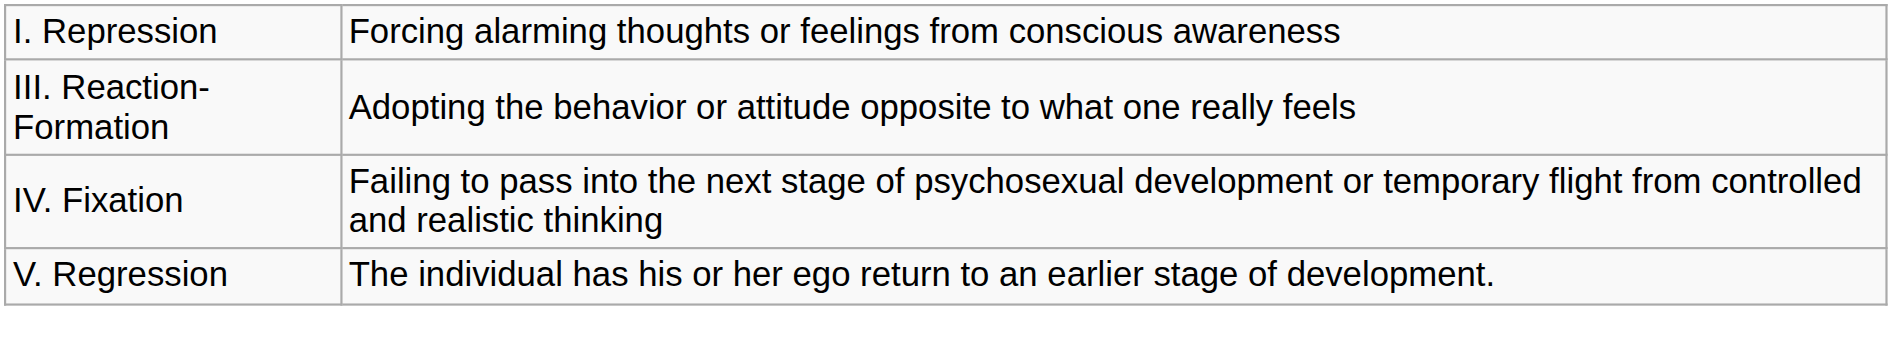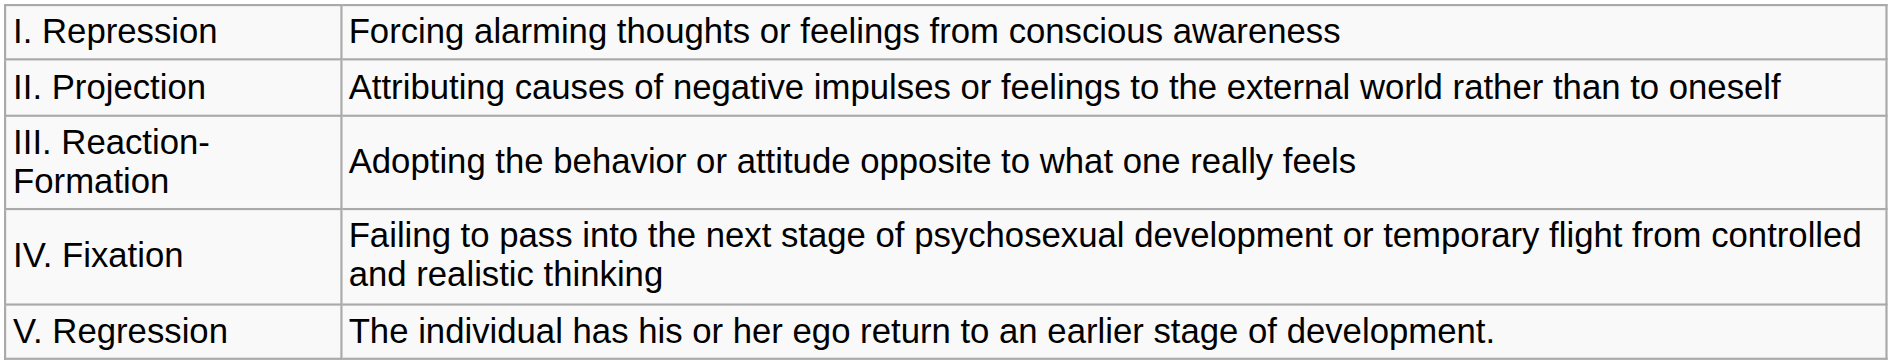+ row: (110, 87)
